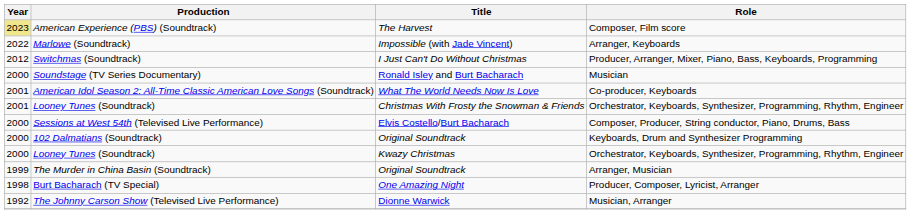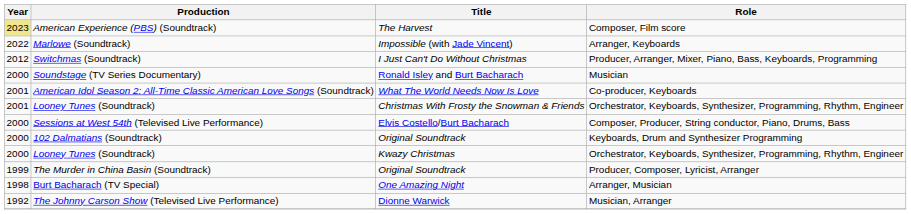(630, 169) Arranger, Musician -> (674, 169) Producer, Composer, Lyricist, Arranger
(674, 185) Producer, Composer, Lyricist, Arranger -> (630, 185) Arranger, Musician
